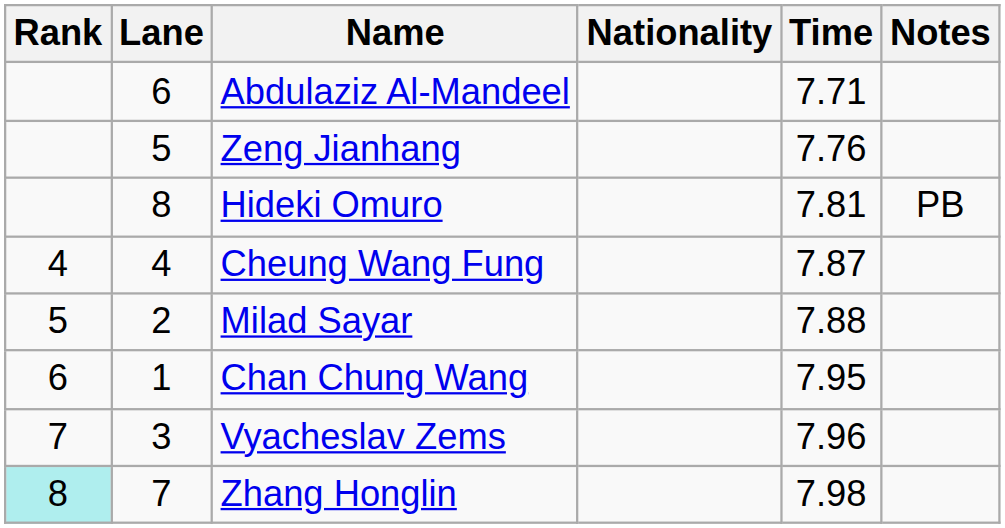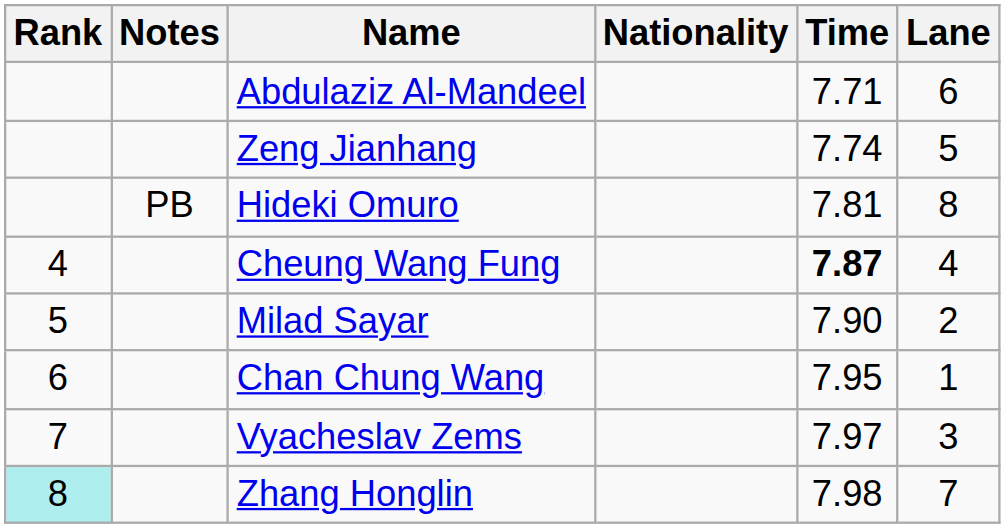columns swapped: (161, 33) <-> (940, 33)
(831, 148) 7.76 -> (847, 148) 7.74
(831, 263) normal -> (847, 263) bold
(831, 321) 7.88 -> (847, 321) 7.90
(831, 436) 7.96 -> (847, 436) 7.97
